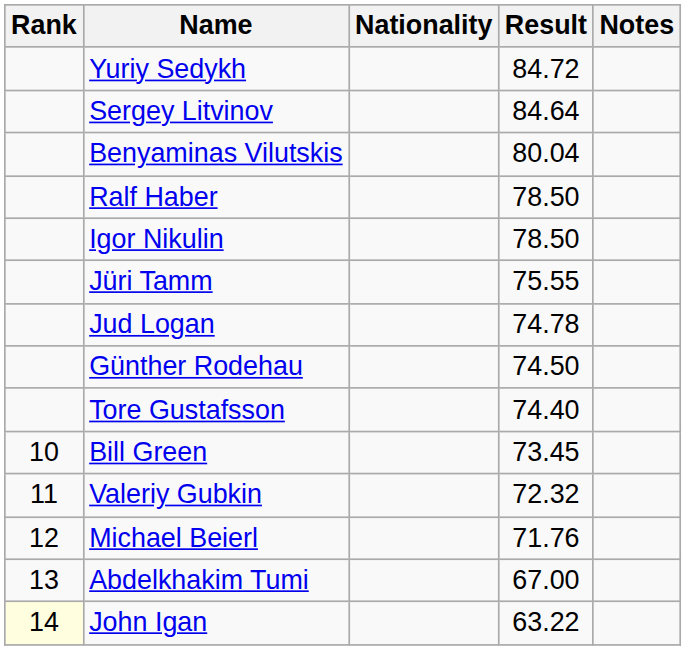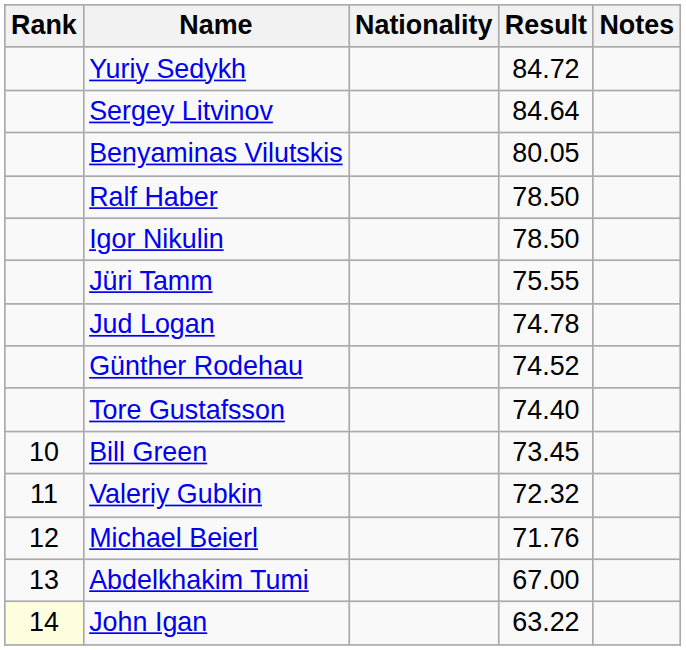(546, 153) 80.04 -> (546, 153) 80.05
(546, 366) 74.50 -> (546, 366) 74.52
